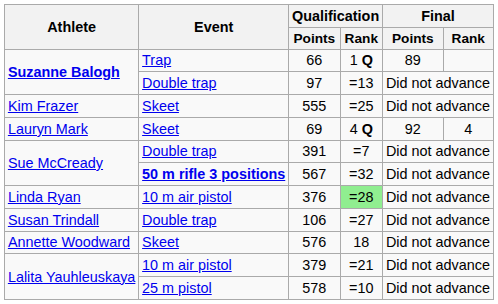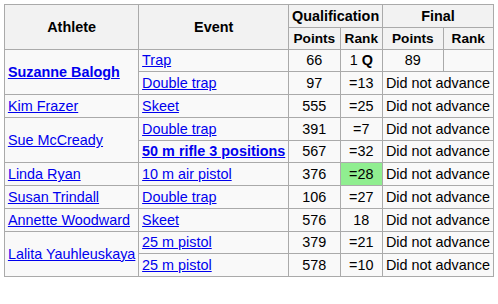- row: (314, 129)
(187, 265) 10 m air pistol -> (177, 242) 25 m pistol
